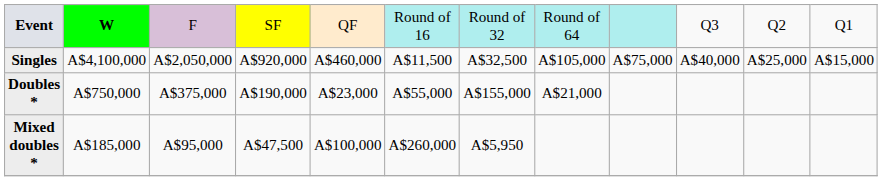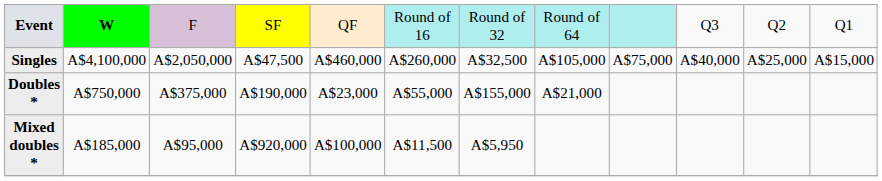(273, 60) A$920,000 -> (273, 60) A$47,500
(422, 60) A$11,500 -> (422, 60) A$260,000
(273, 145) A$47,500 -> (273, 145) A$920,000
(422, 145) A$260,000 -> (422, 145) A$11,500
